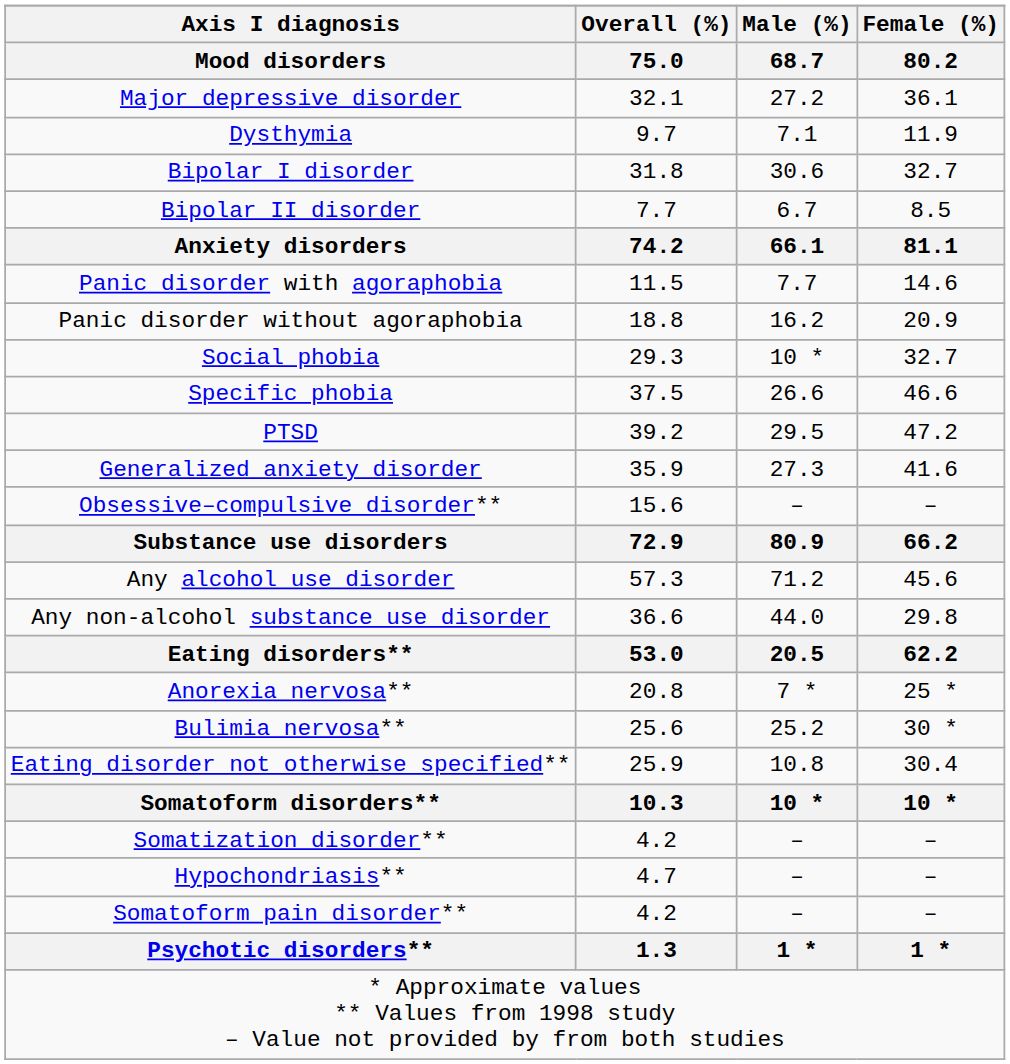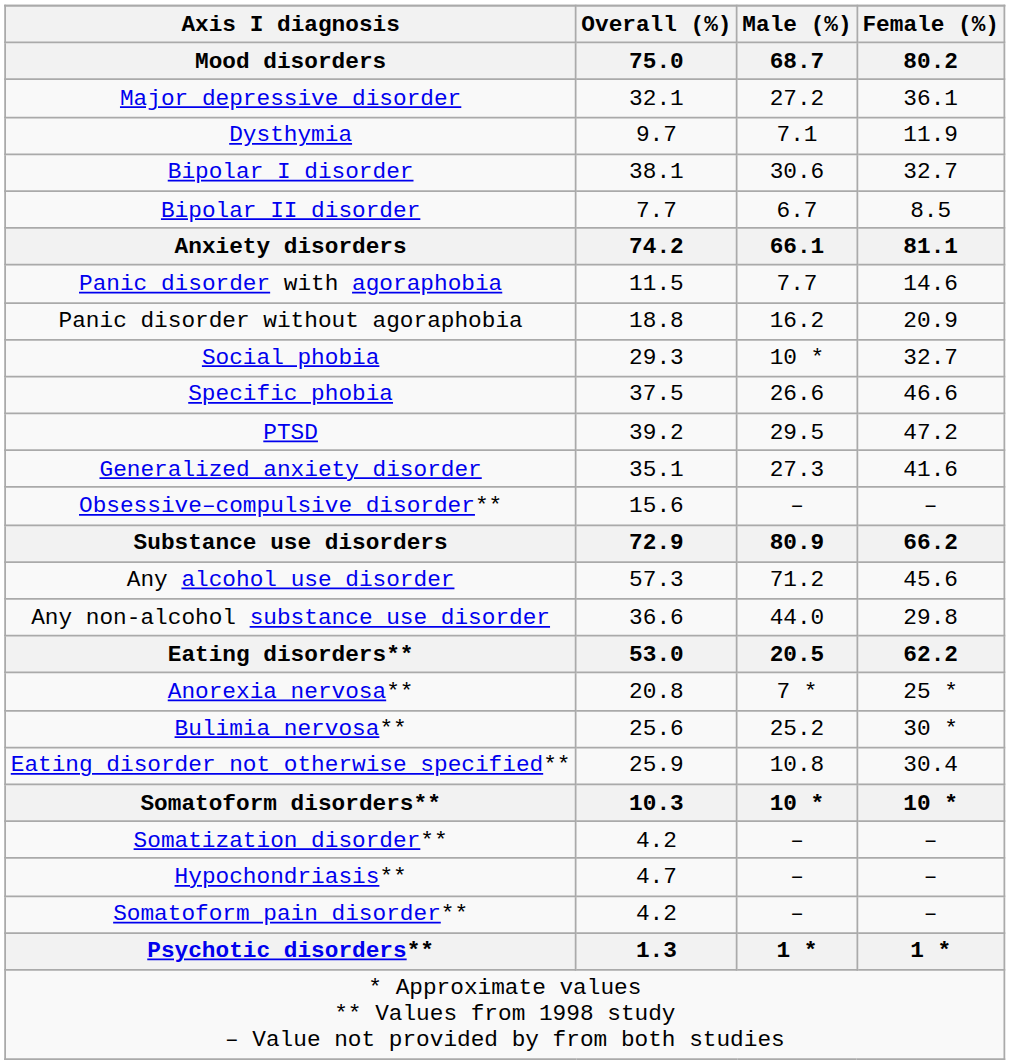(656, 172) 31.8 -> (656, 172) 38.1
(656, 469) 35.9 -> (656, 469) 35.1
